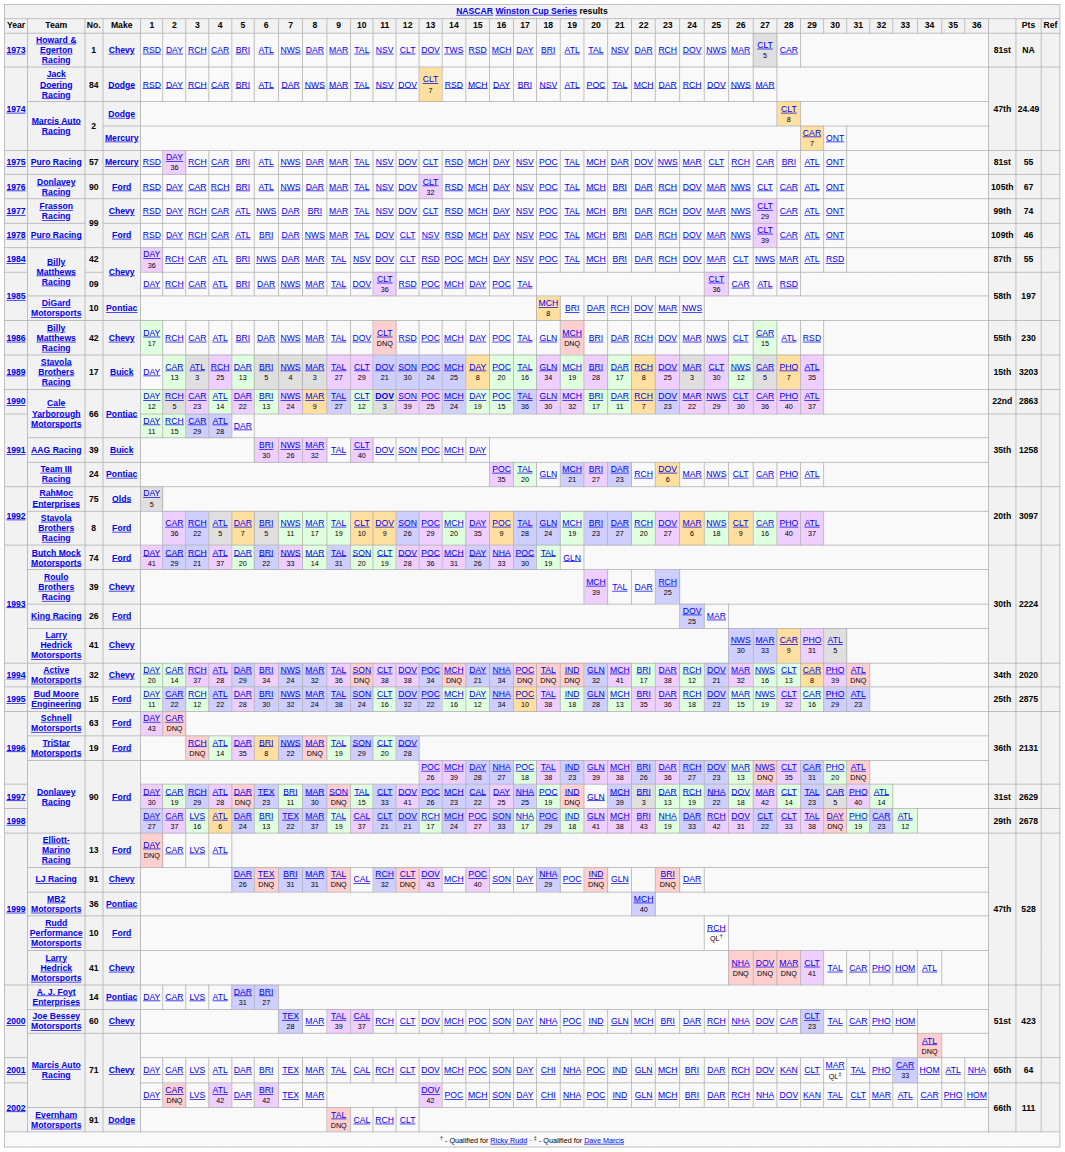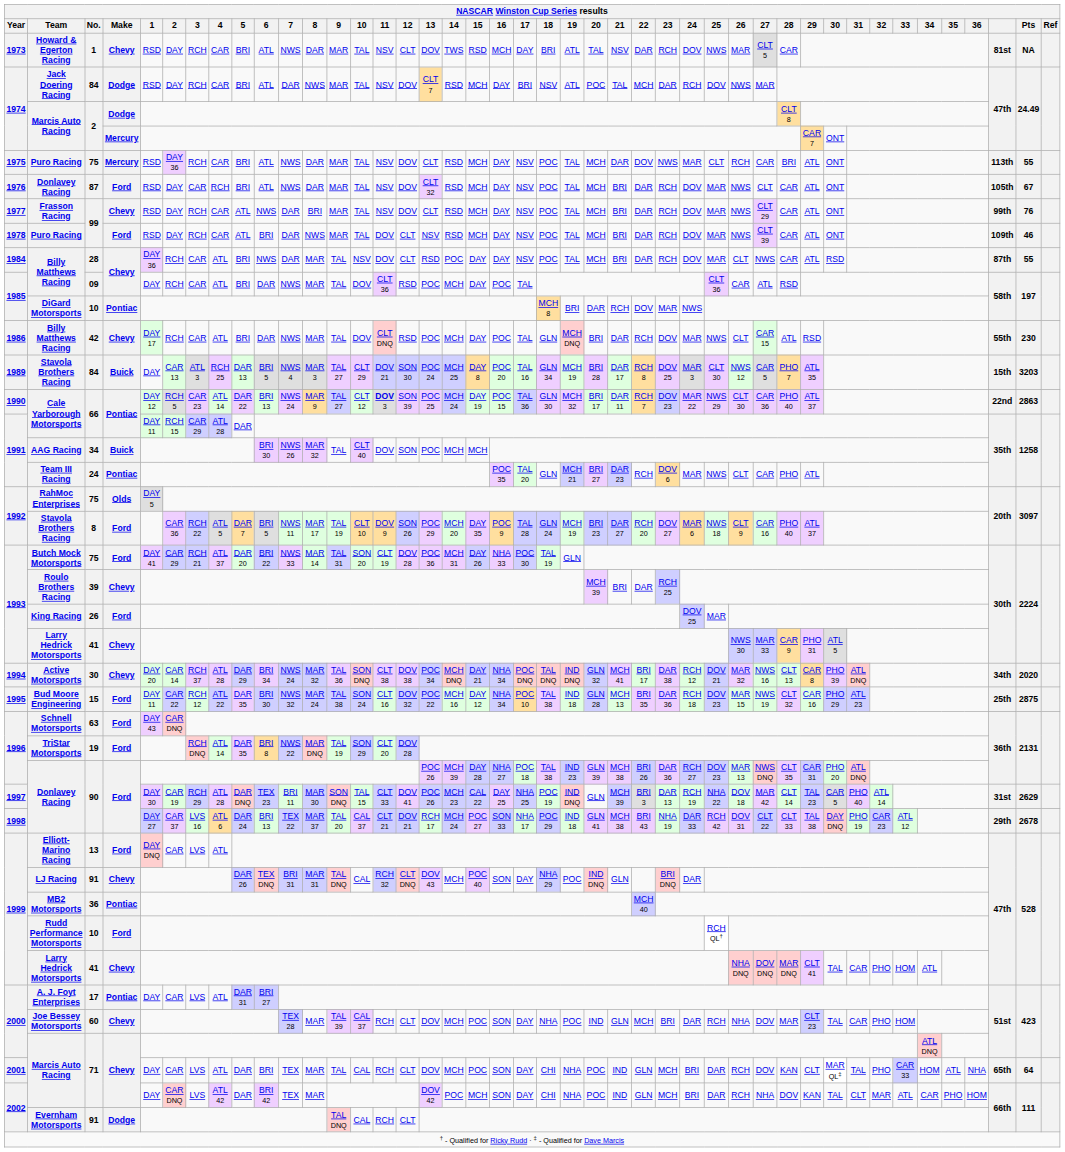(94, 162) 57 -> (94, 162) 75
(1002, 162) 81st -> (1002, 162) 113th
(94, 187) 90 -> (94, 187) 87
(1029, 211) 74 -> (1029, 211) 76
(94, 260) 42 -> (94, 260) 28
(478, 260) MCH -> (478, 260) DAY
(789, 260) MAR -> (789, 260) CAR
(94, 372) 17 -> (94, 372) 84
(94, 450) 39 -> (94, 450) 34
(478, 450) DAY -> (478, 450) MCH
(94, 558) 74 -> (94, 558) 75
(620, 587) TAL -> (620, 587) BRI
(94, 675) 32 -> (94, 675) 30
(243, 699) DAR 28 -> (243, 699) DAR 35
(339, 821) TAL 19 -> (339, 821) TAL 20
(94, 997) 14 -> (94, 997) 17
(789, 1021) CAR -> (789, 1021) MAR
